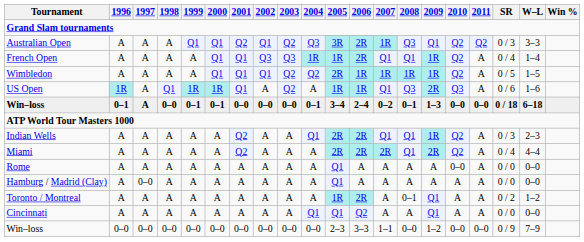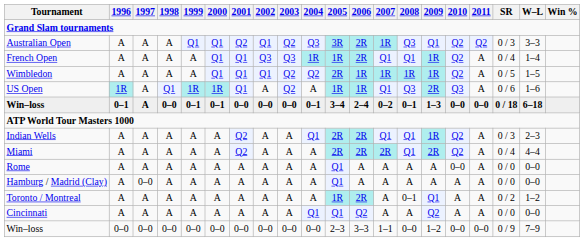(433, 213) Q1 -> (433, 213) Q2
